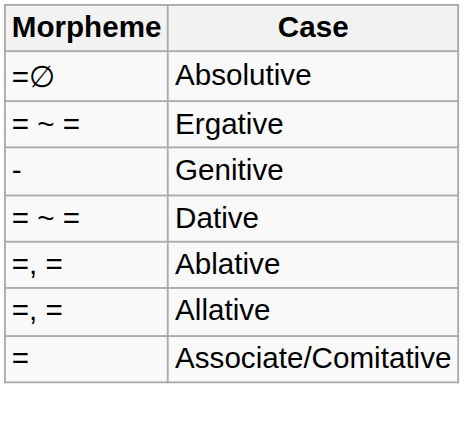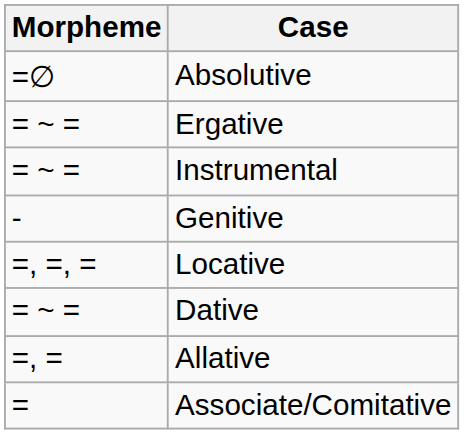+ row: (257, 170)
+ row: (230, 264)
- row: (228, 264)
